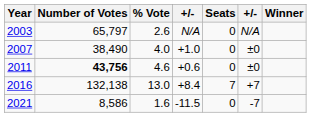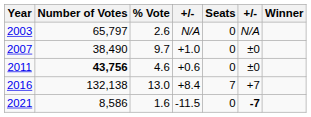(162, 49) 4.0 -> (162, 49) 9.7
(255, 103) normal -> (255, 103) bold
